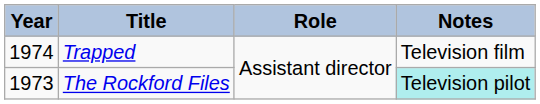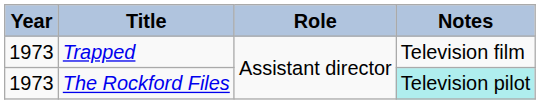(31, 52) 1974 -> (31, 52) 1973
